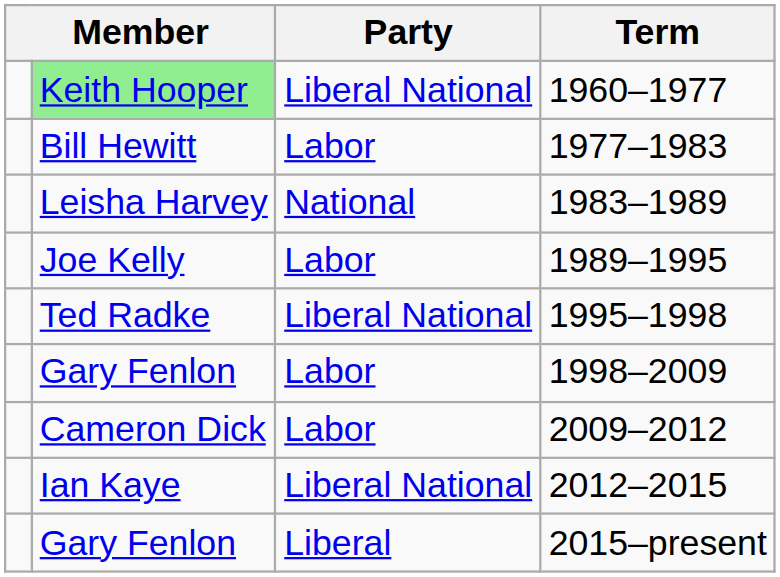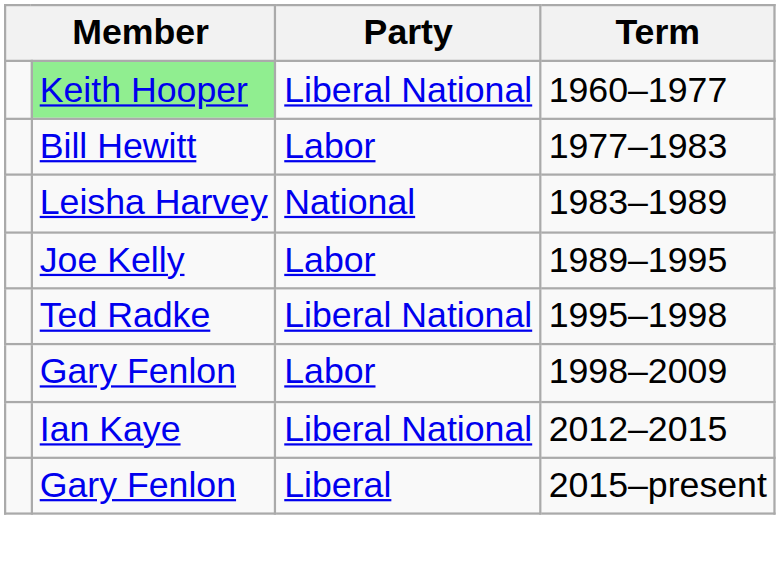- row: (638, 428)
